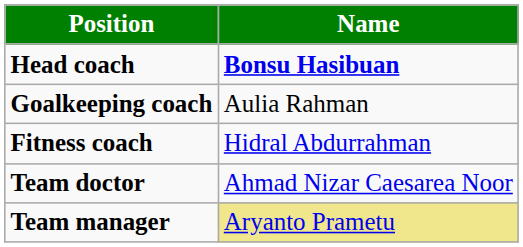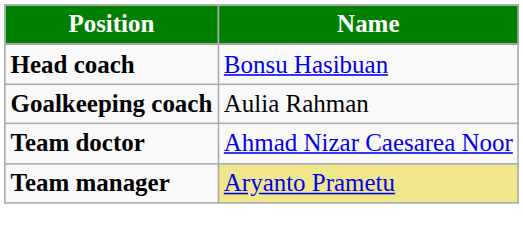(312, 63) bold -> (306, 63) normal
- row: (82, 143)
